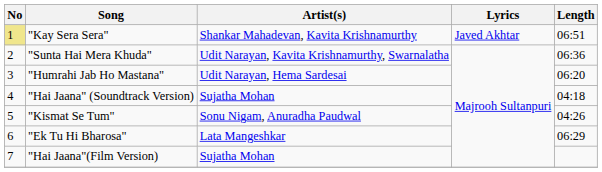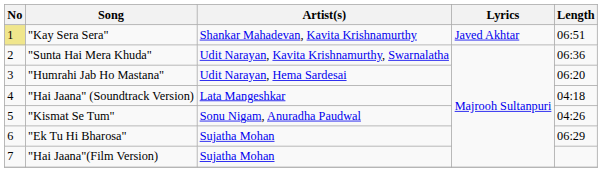(237, 96) Sujatha Mohan -> (243, 96) Lata Mangeshkar
(243, 136) Lata Mangeshkar -> (237, 136) Sujatha Mohan
